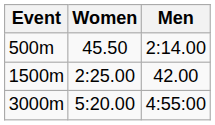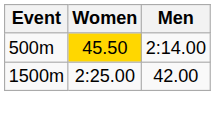(105, 47) no background -> (105, 47) gold background
- row: (36, 104)
